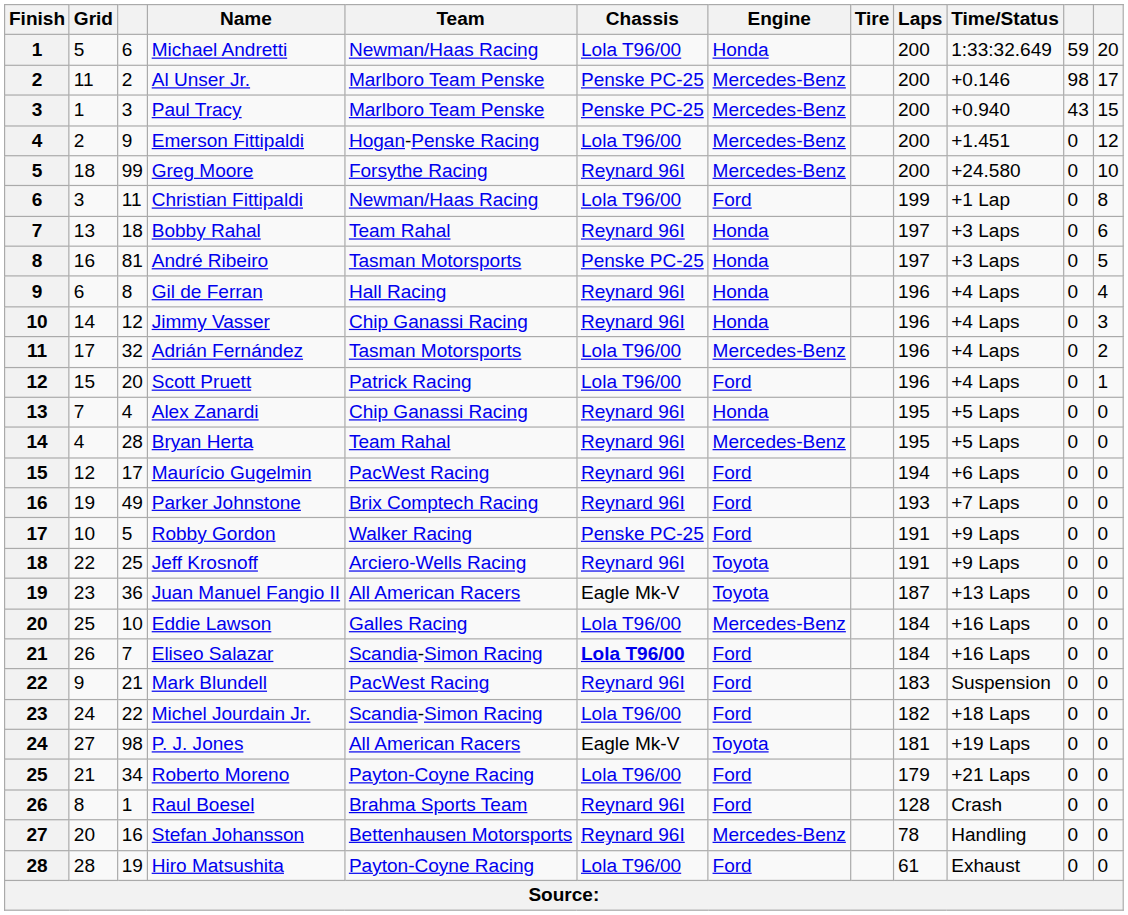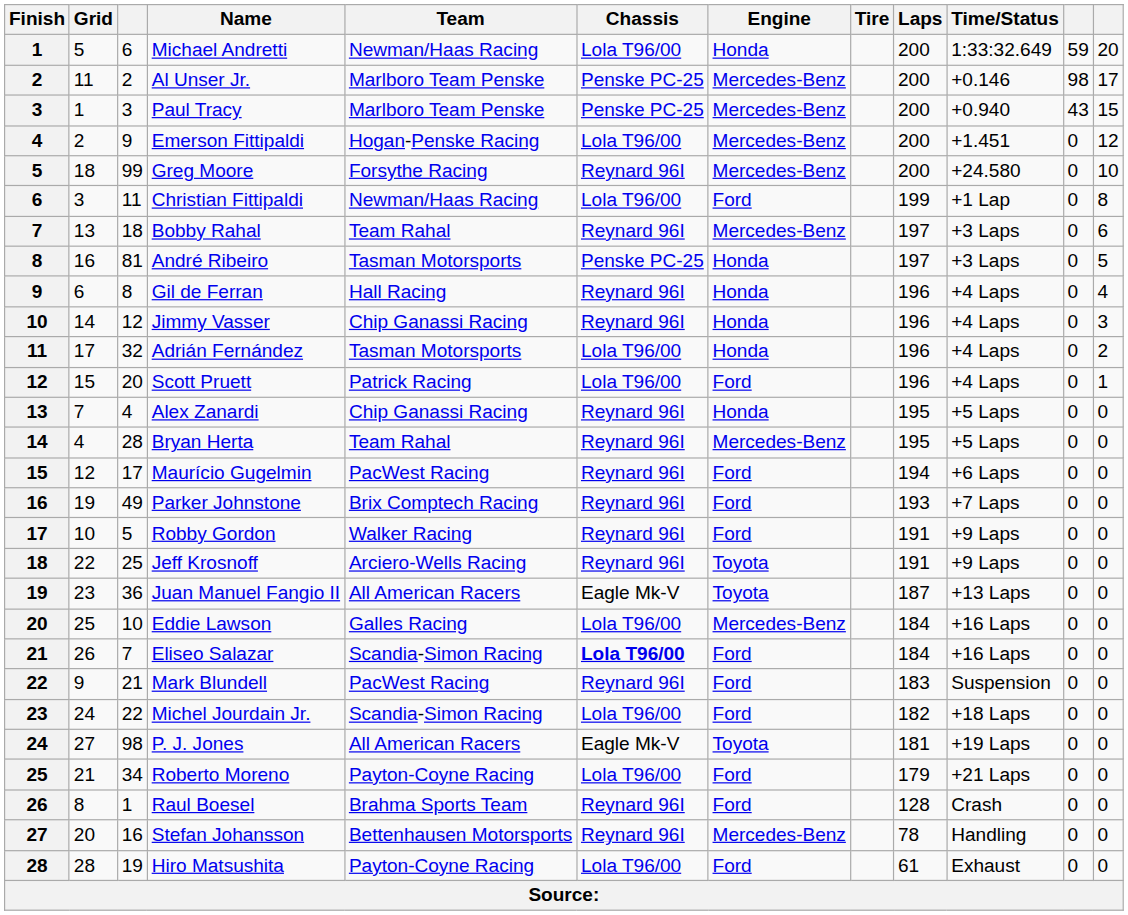(741, 230) Honda -> (779, 230) Mercedes-Benz
(779, 351) Mercedes-Benz -> (741, 351) Honda
(642, 532) Penske PC-25 -> (633, 532) Reynard 96I
